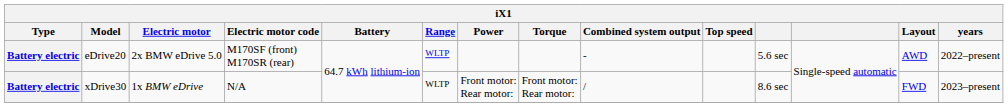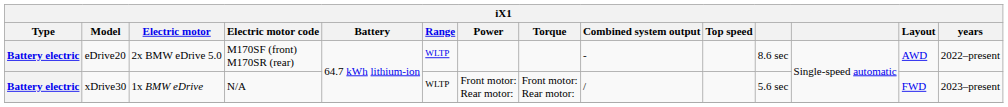(773, 56) 5.6 sec -> (773, 56) 8.6 sec
(773, 87) 8.6 sec -> (773, 87) 5.6 sec
